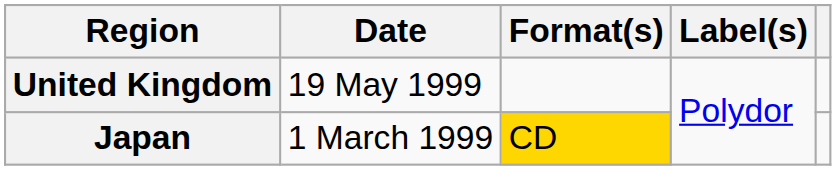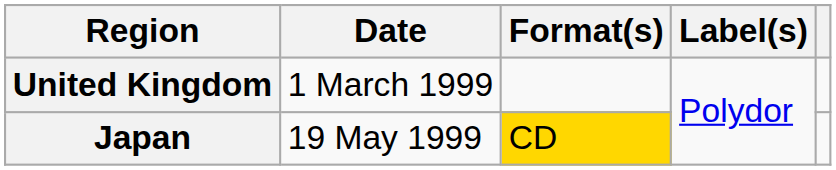(385, 84) 19 May 1999 -> (390, 84) 1 March 1999
(390, 137) 1 March 1999 -> (385, 137) 19 May 1999
